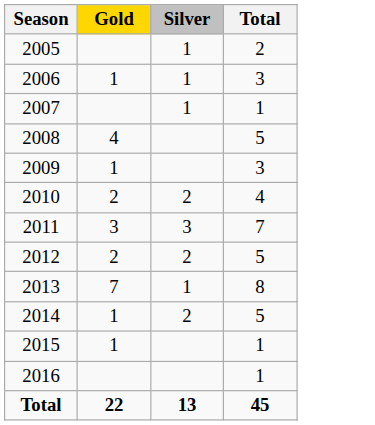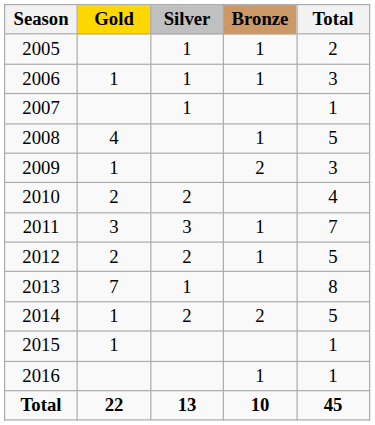+ column: (260, 19)
